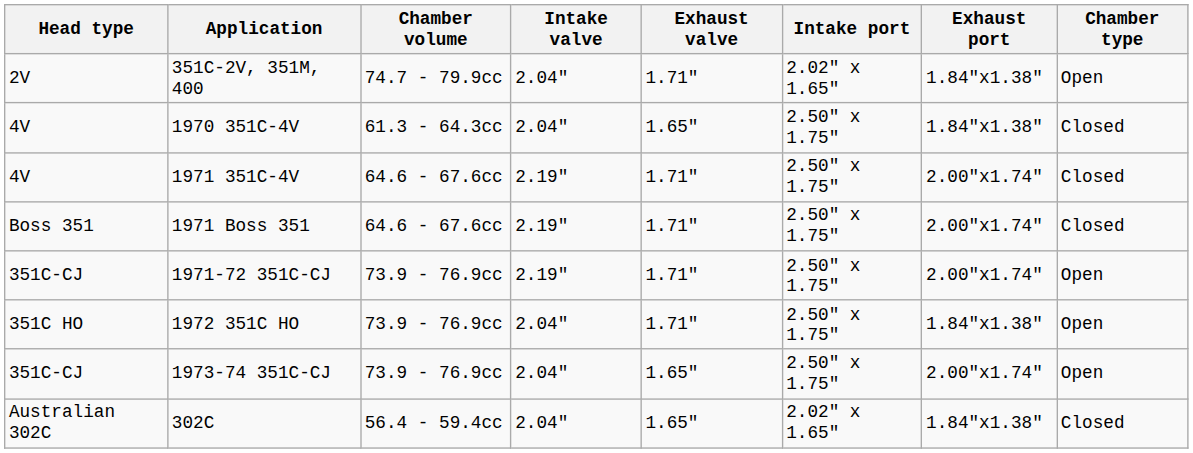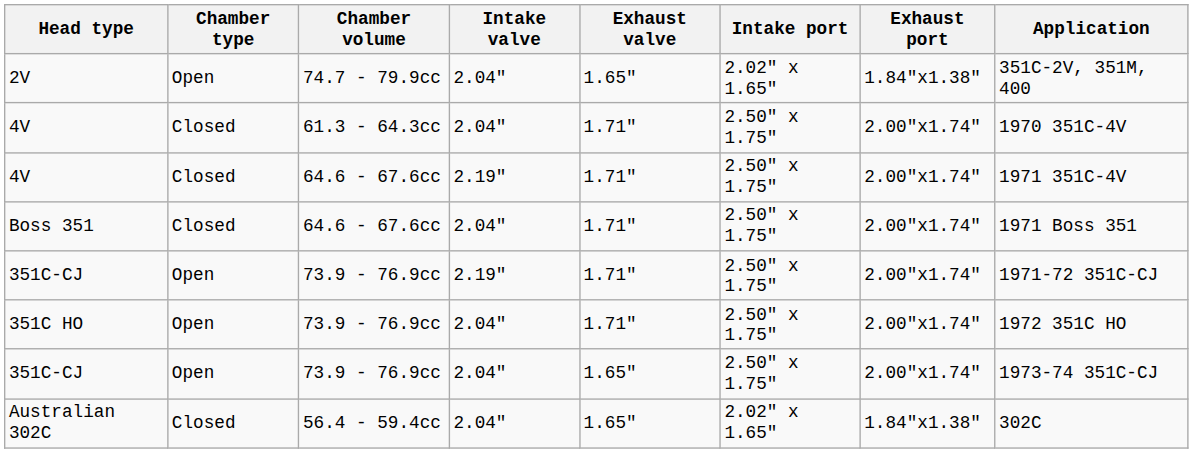columns swapped: (1122, 29) <-> (264, 29)
(672, 79) 1.71" -> (610, 79) 1.65"
(672, 128) 1.65" -> (610, 128) 1.71"
(984, 128) 1.84"x1.38" -> (923, 128) 2.00"x1.74"
(542, 226) 2.19" -> (480, 226) 2.04"
(984, 325) 1.84"x1.38" -> (923, 325) 2.00"x1.74"
